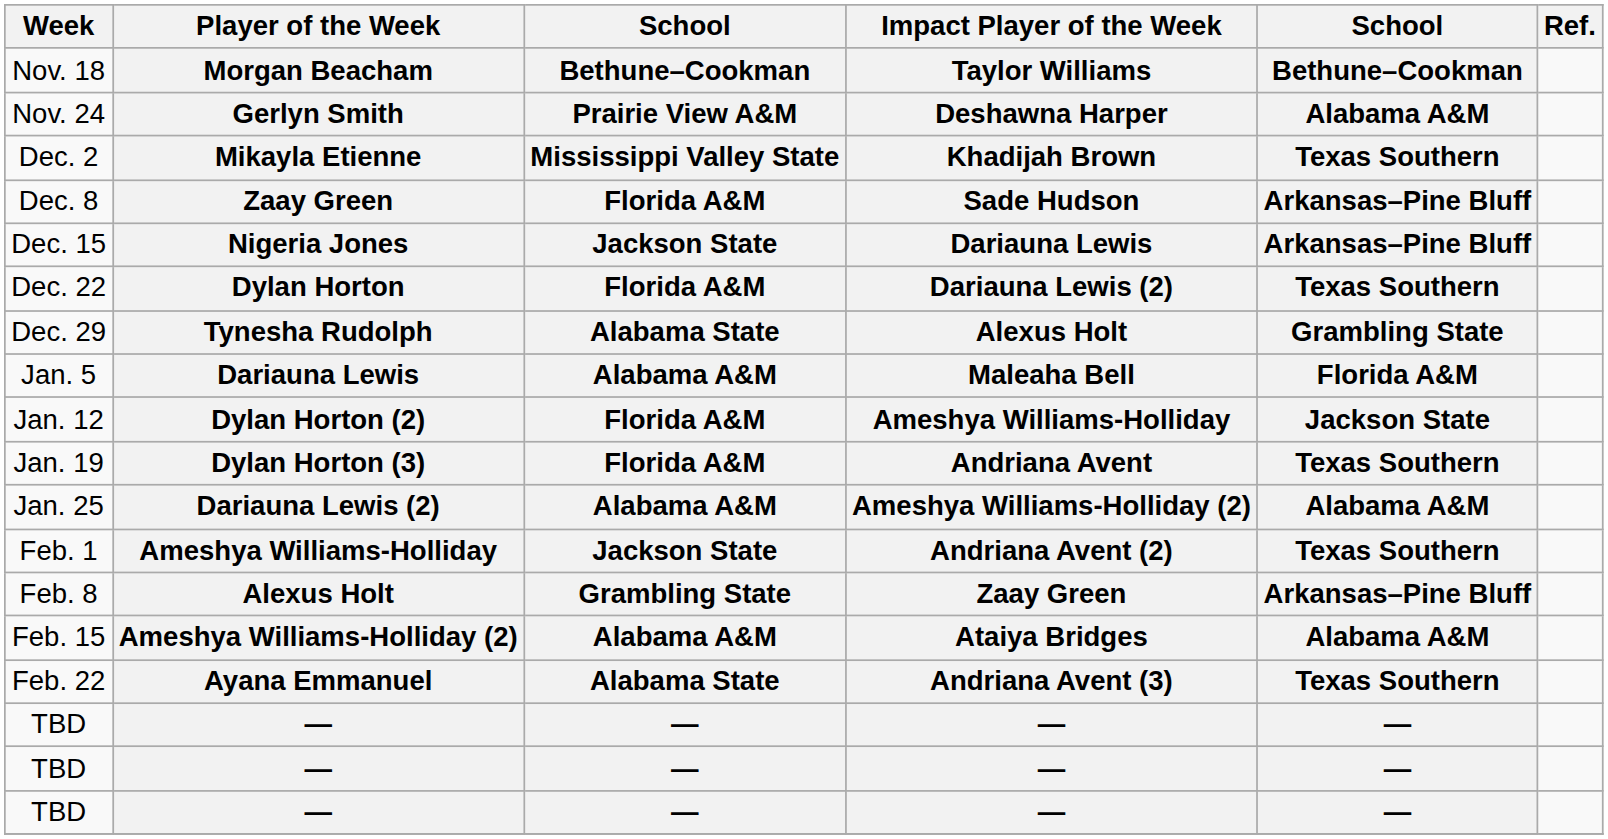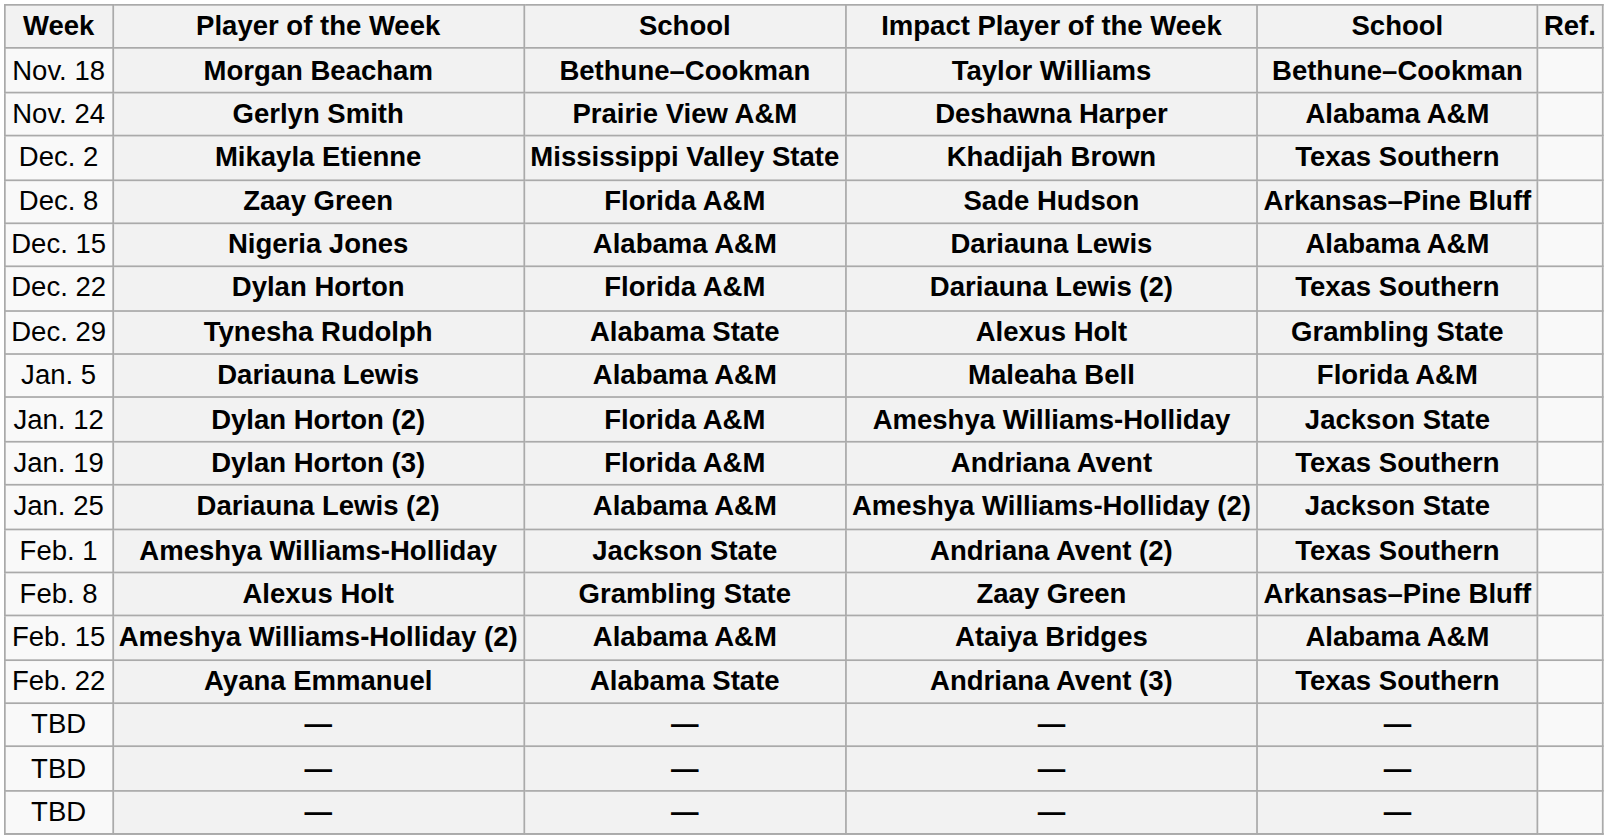(685, 244) Jackson State -> (685, 244) Alabama A&M
(1397, 244) Arkansas–Pine Bluff -> (1397, 244) Alabama A&M
(1397, 506) Alabama A&M -> (1397, 506) Jackson State
